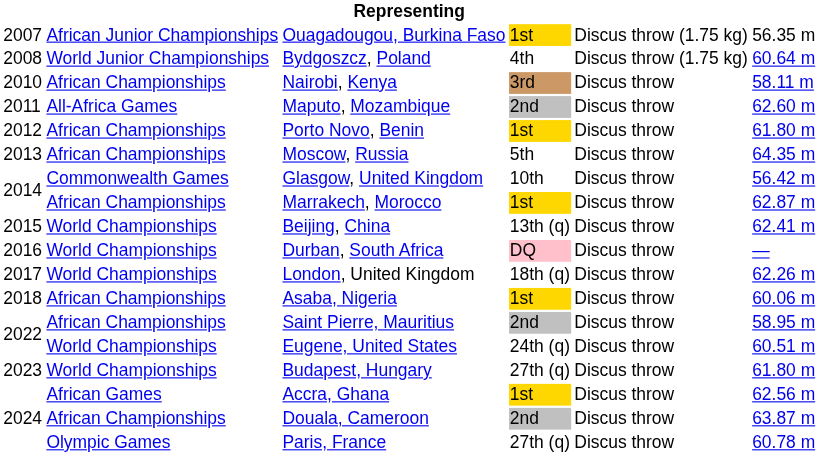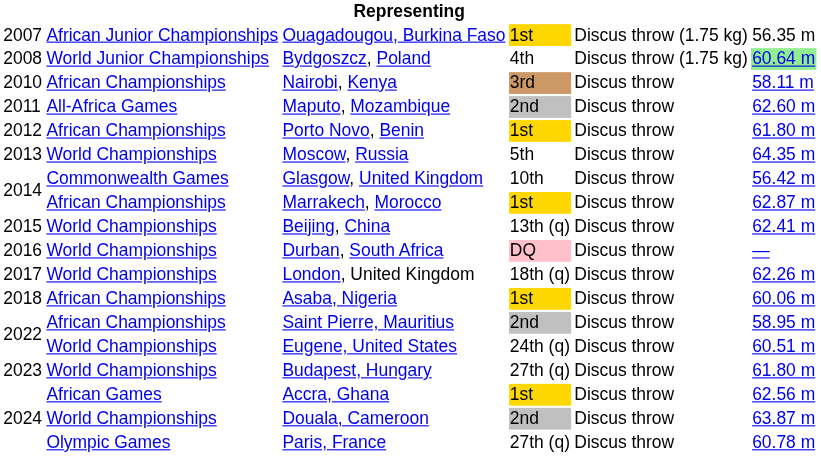(784, 58) no background -> (784, 58) lightgreen background
(136, 154) African Championships -> (132, 154) World Championships
(136, 418) African Championships -> (132, 418) World Championships
